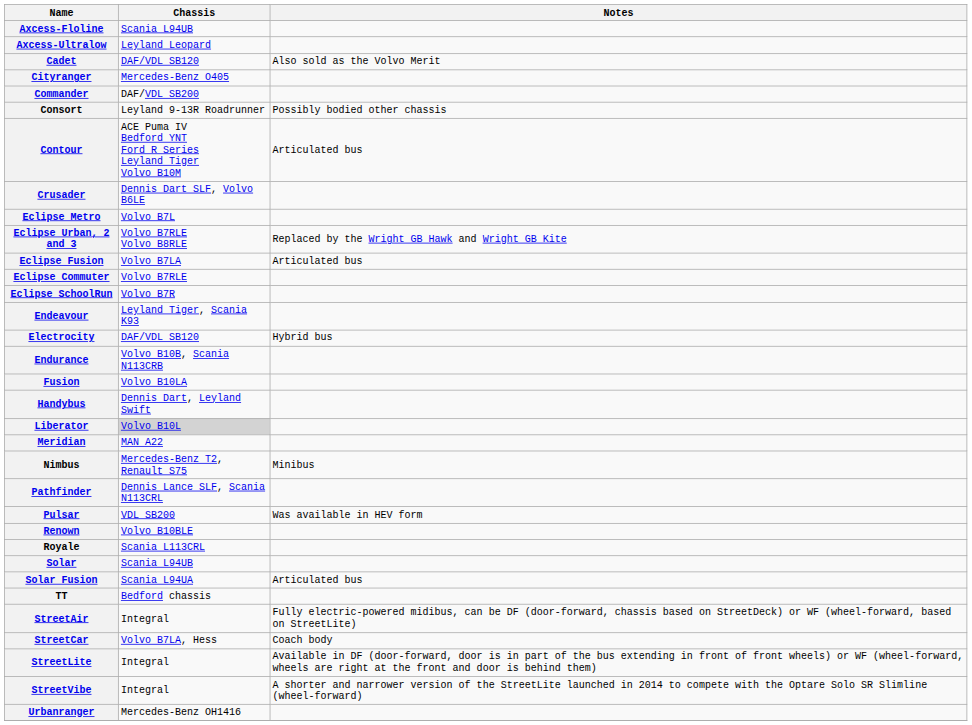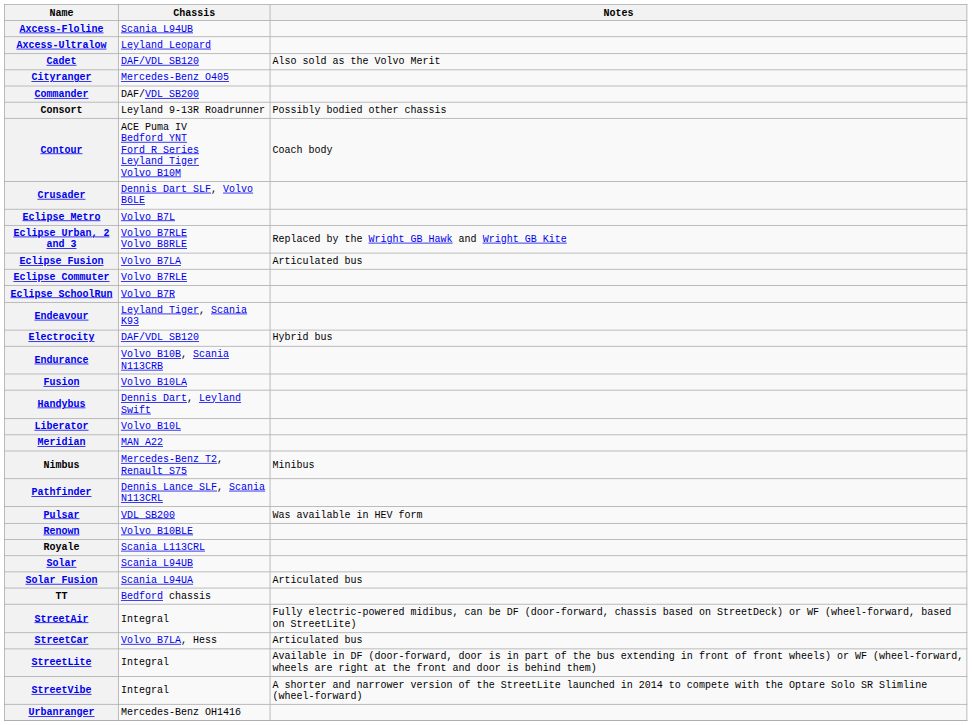(317, 150) Articulated bus -> (302, 150) Coach body
(151, 426) lightgrey background -> (151, 426) no background
(302, 641) Coach body -> (317, 641) Articulated bus
